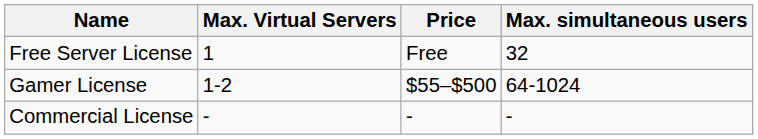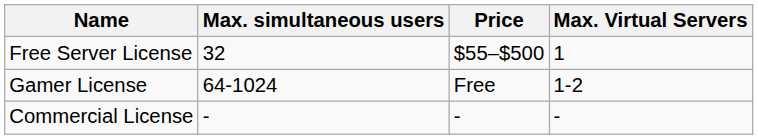columns swapped: (627, 20) <-> (300, 20)
(427, 52) Free -> (499, 52) $55–$500
(451, 85) $55–$500 -> (475, 85) Free
